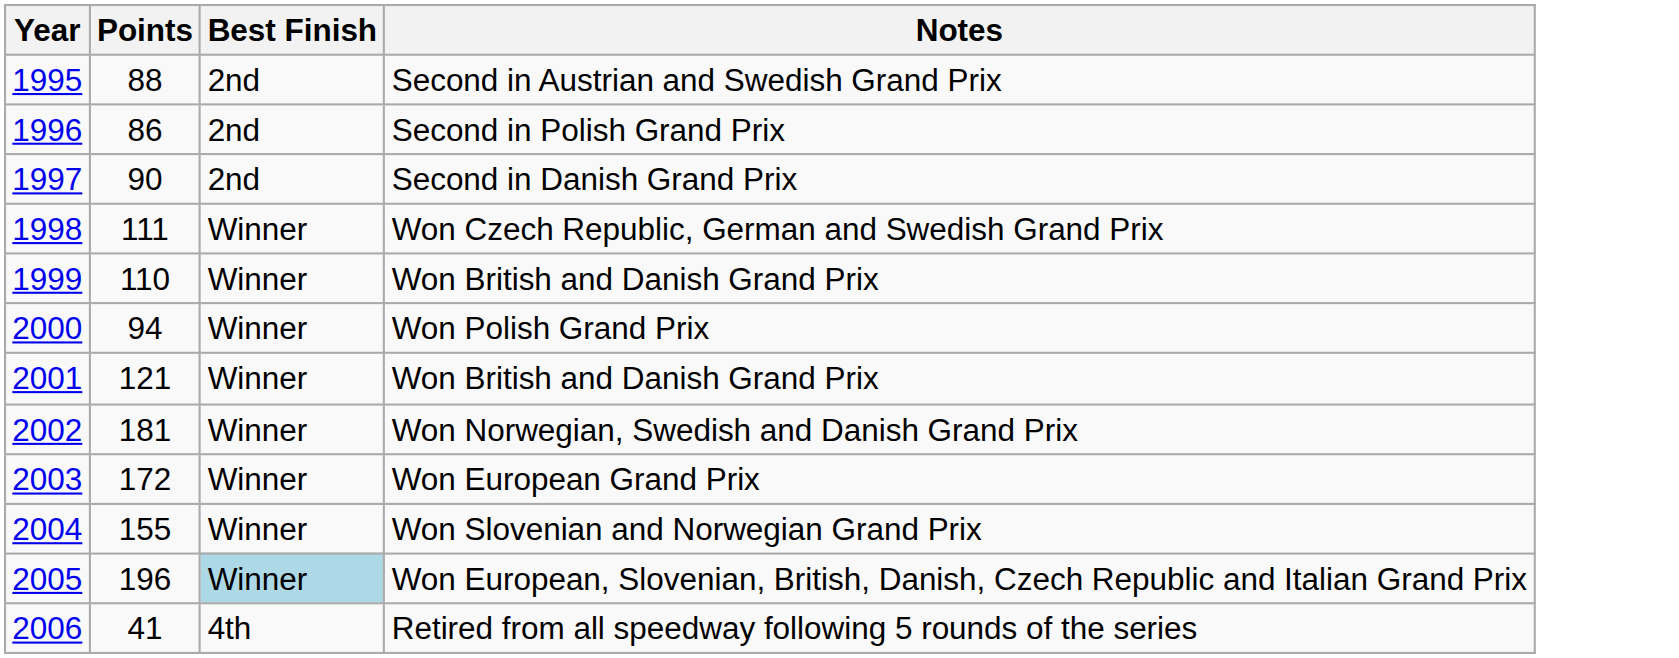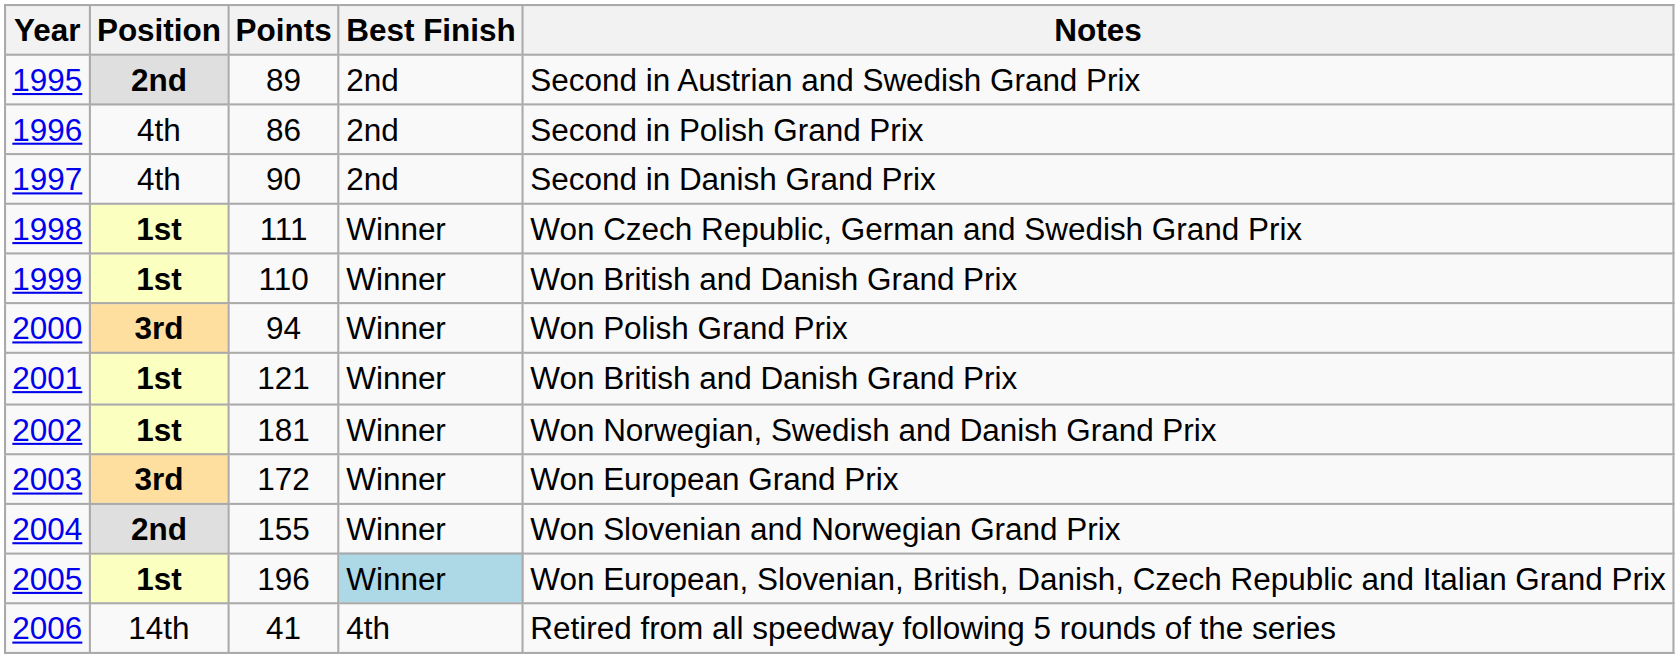+ column: (159, 30)
(145, 80) 88 -> (284, 80) 89
